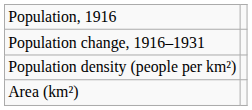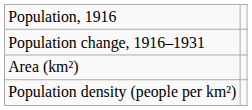rows swapped: (43, 92) <-> (122, 67)
